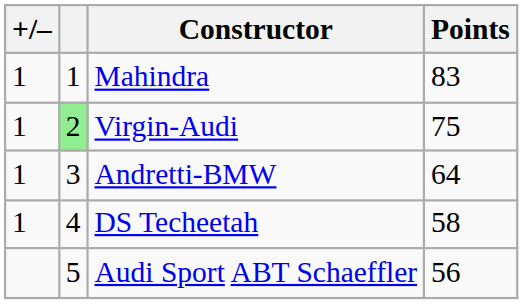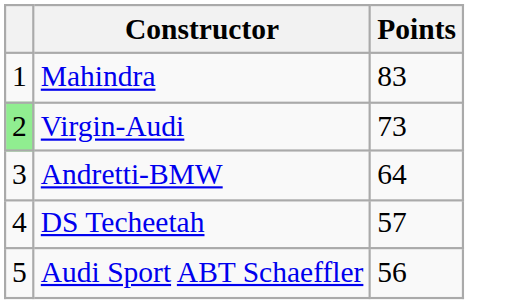- column: (32, 28)
(446, 125) 75 -> (392, 125) 73
(446, 223) 58 -> (392, 223) 57
